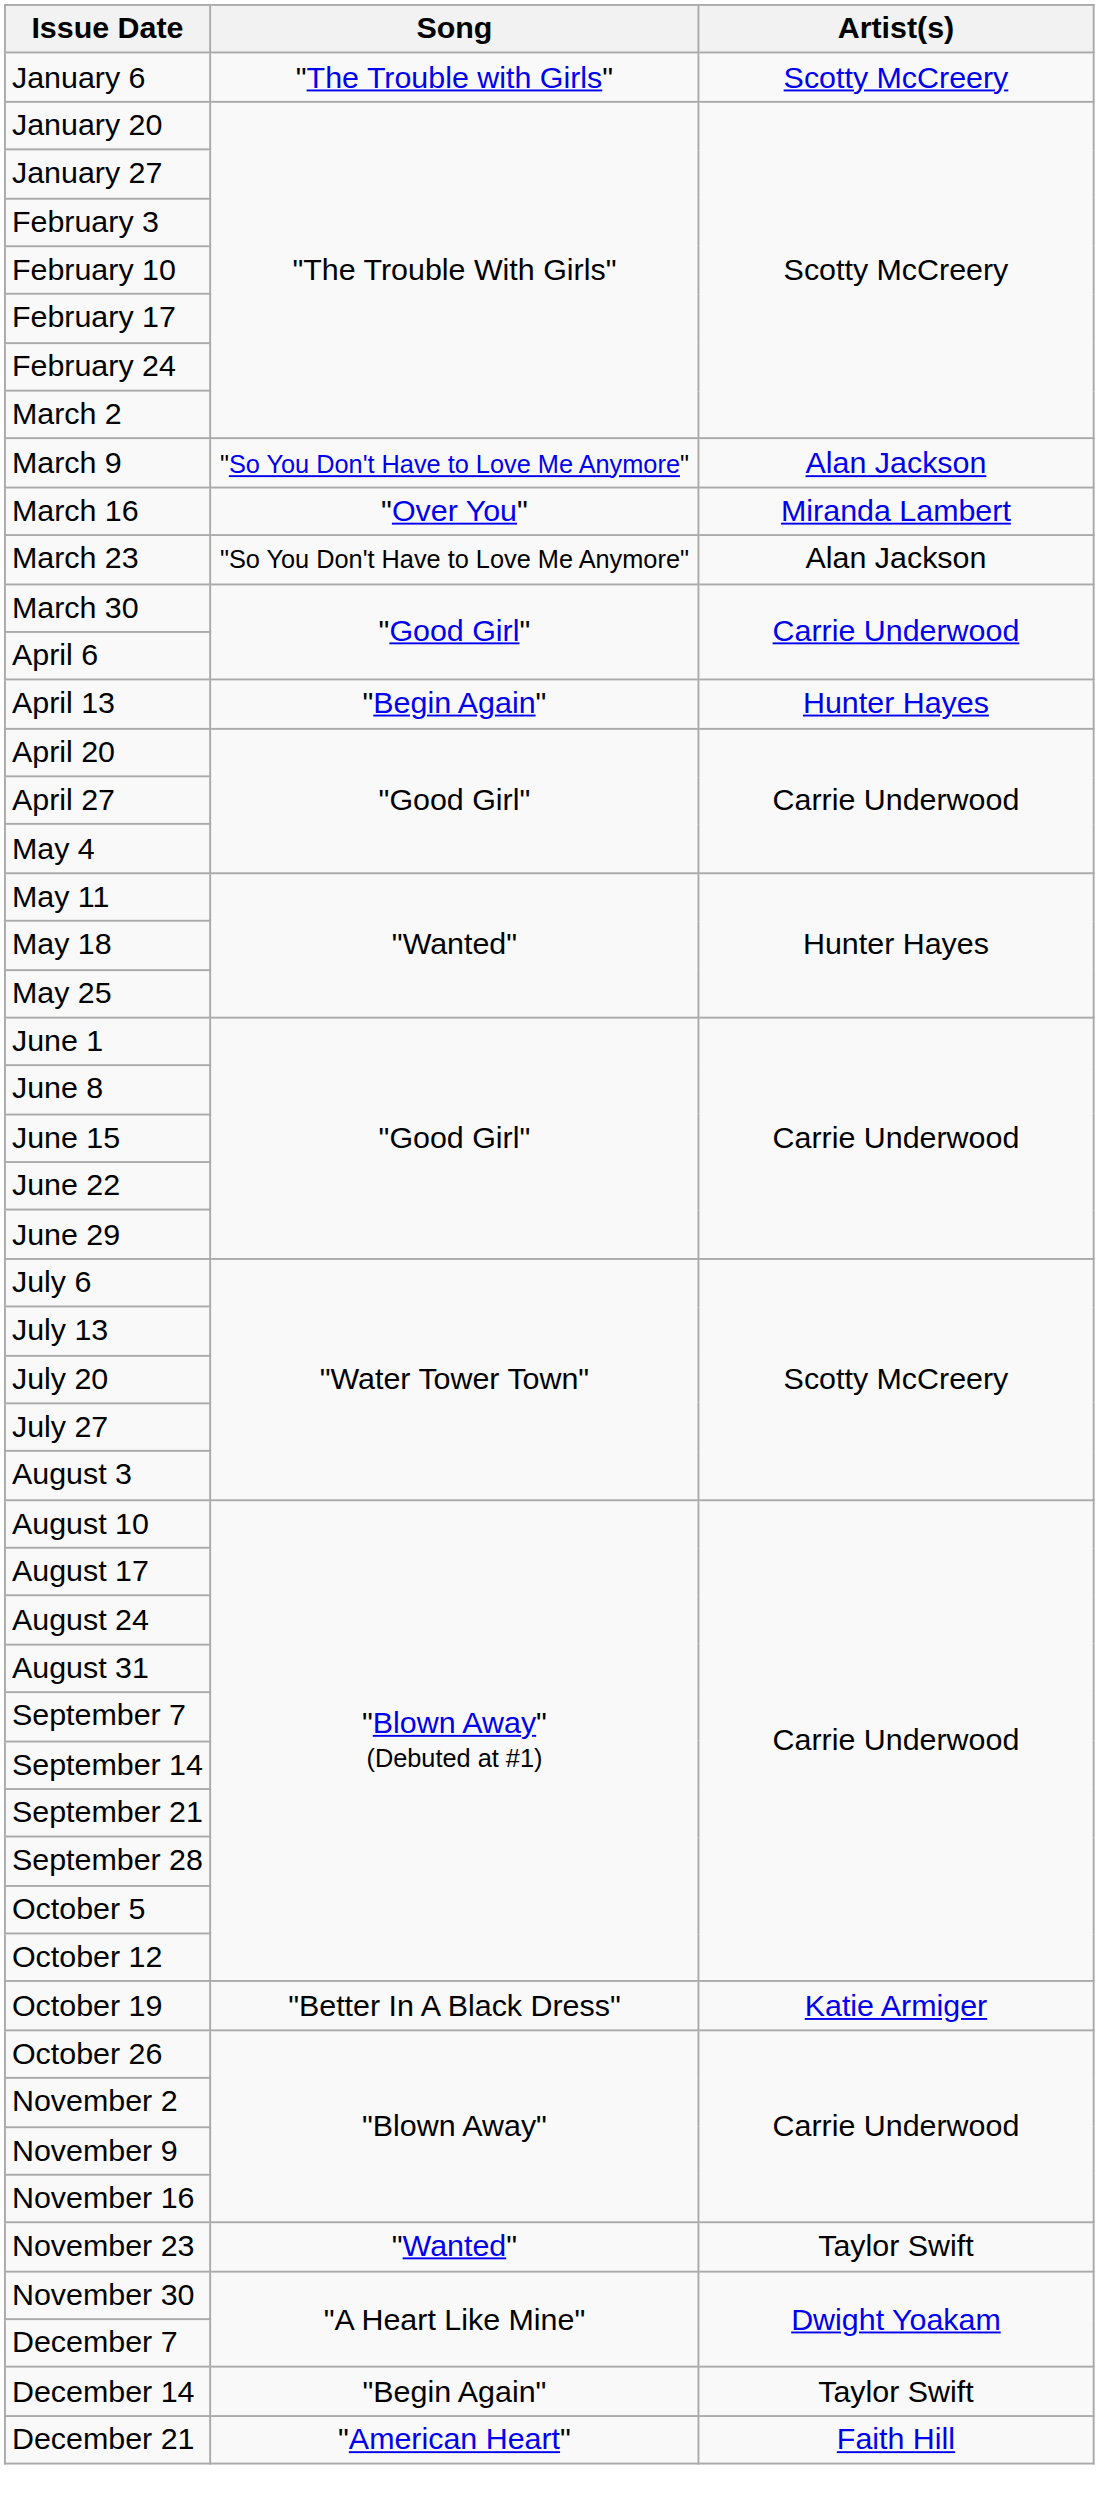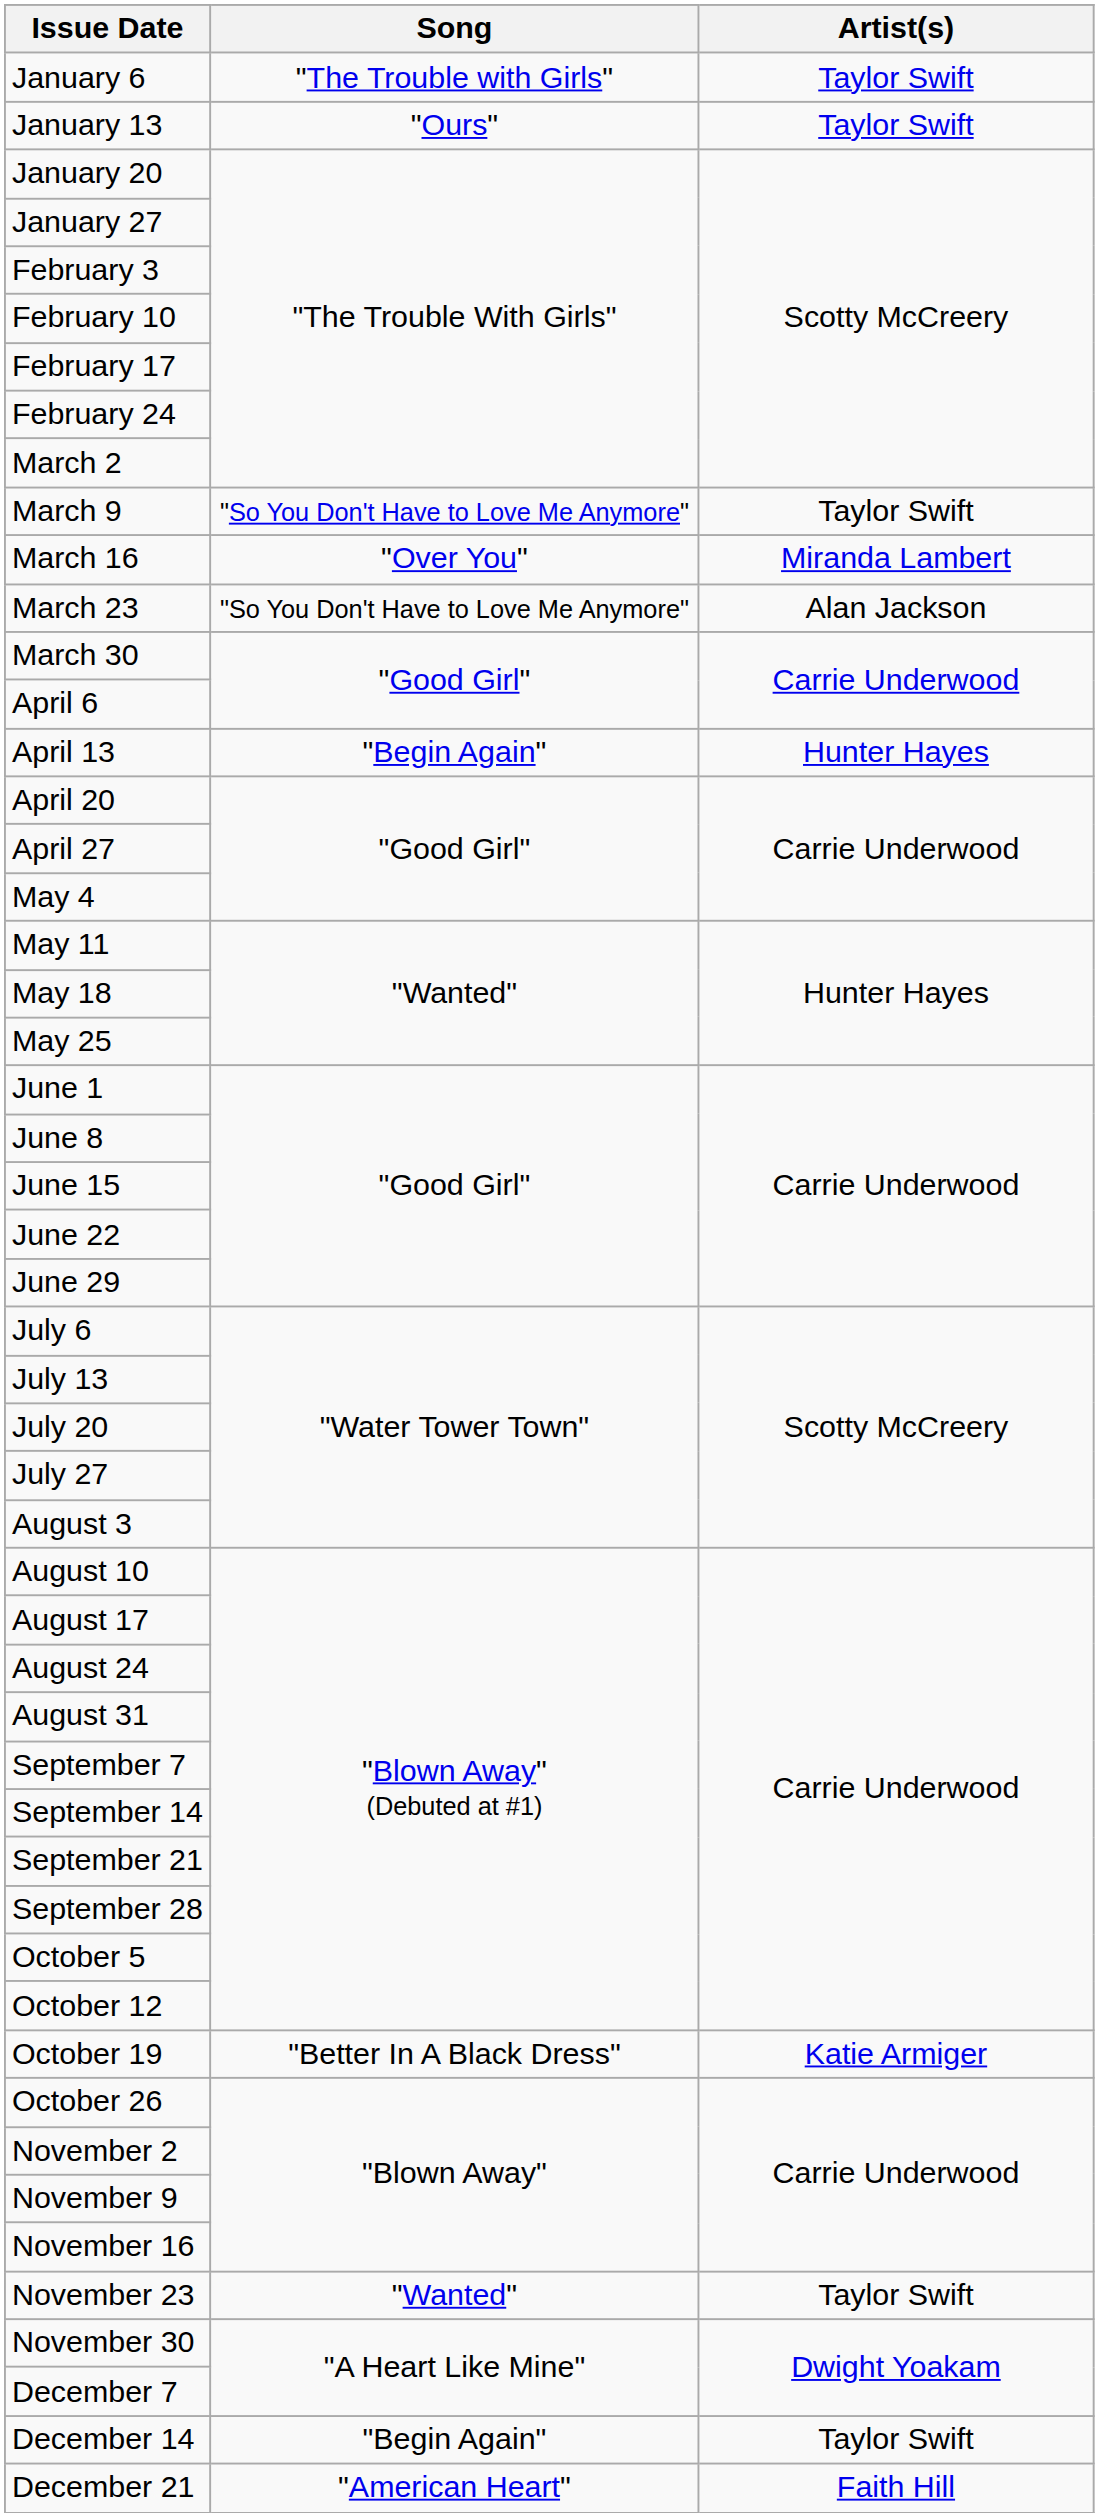(896, 76) Scotty McCreery -> (896, 76) Taylor Swift
+ row: (87, 125)
(896, 462) Alan Jackson -> (896, 510) Taylor Swift
